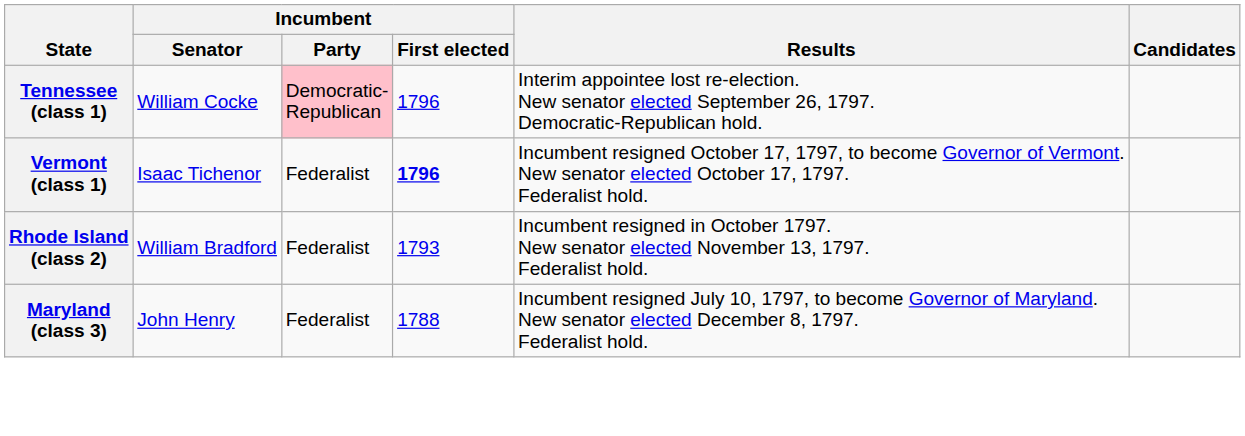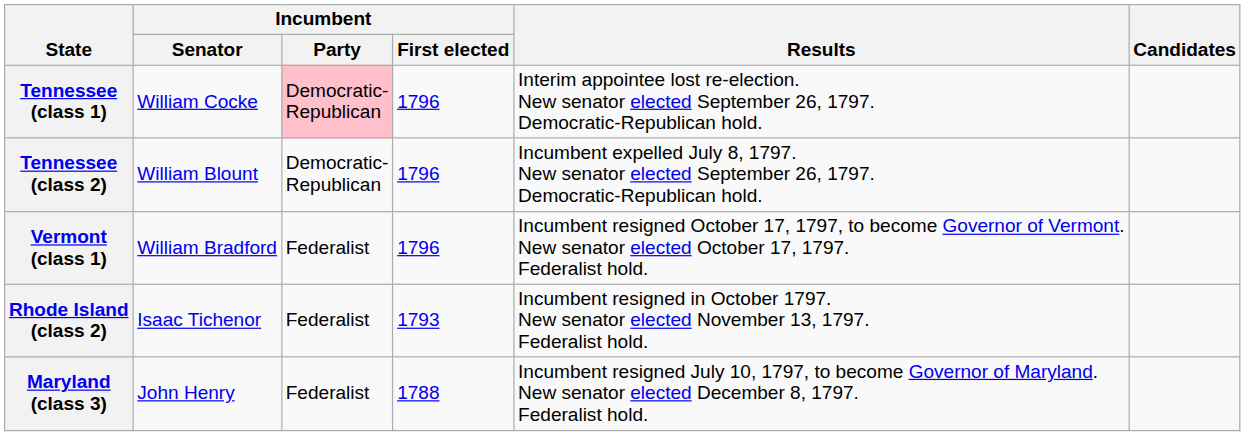+ row: (69, 174)
(199, 174) Isaac Tichenor -> (207, 247) William Bradford
(418, 174) bold -> (418, 247) normal
(207, 247) William Bradford -> (199, 320) Isaac Tichenor
